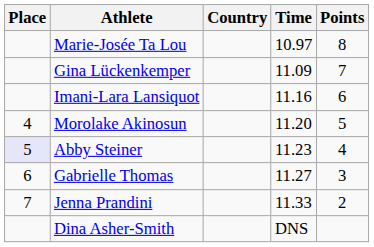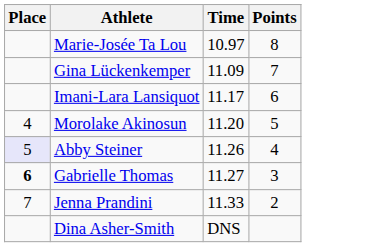- column: (237, 17)
(293, 96) 11.16 -> (226, 96) 11.17
(293, 149) 11.23 -> (226, 149) 11.26
(27, 176) normal -> (27, 176) bold
